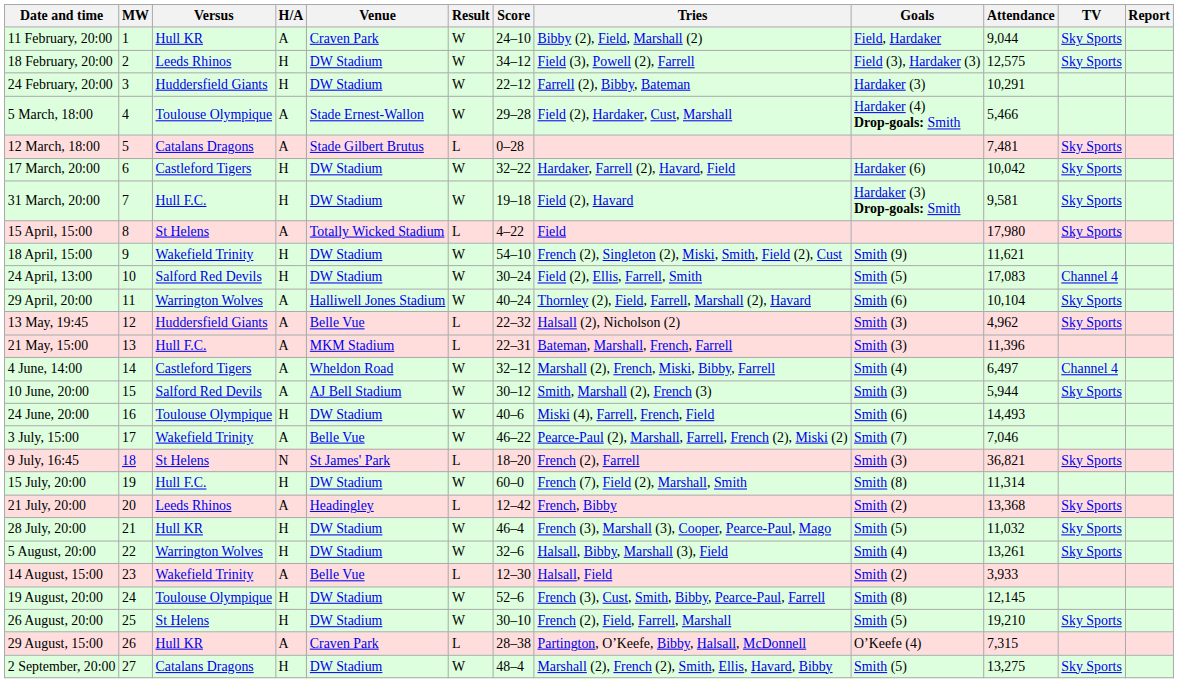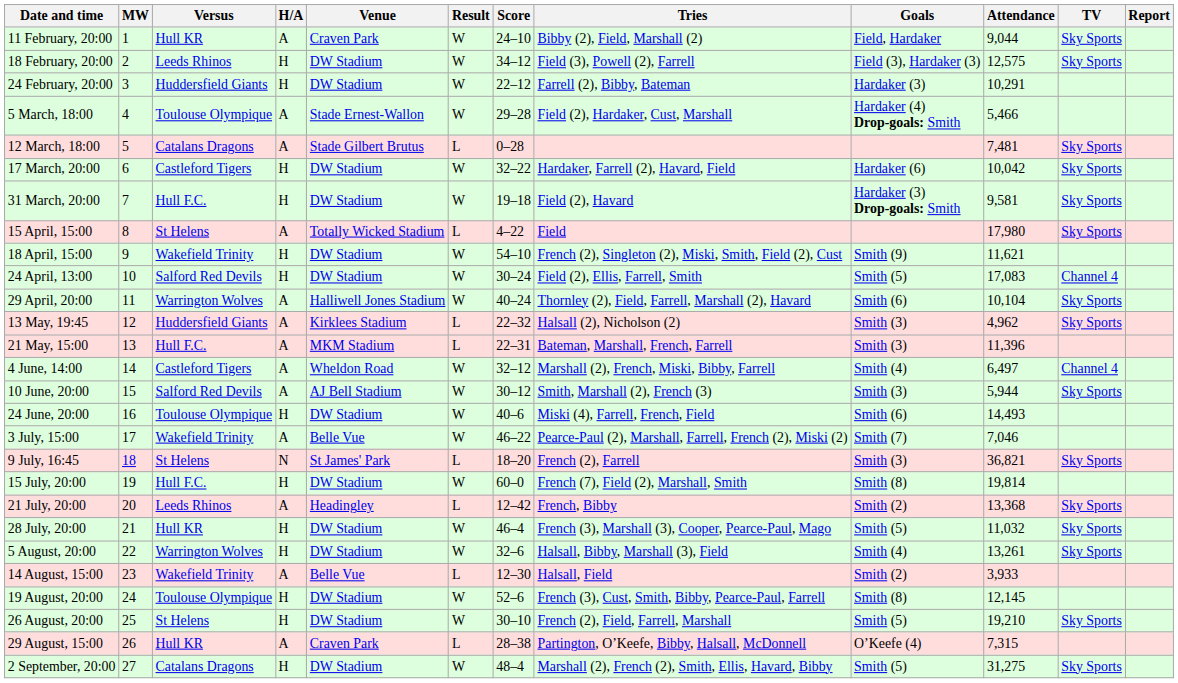(337, 322) Belle Vue -> (358, 322) Kirklees Stadium
(1006, 483) 11,314 -> (1006, 483) 19,814
(1006, 666) 13,275 -> (1006, 666) 31,275
